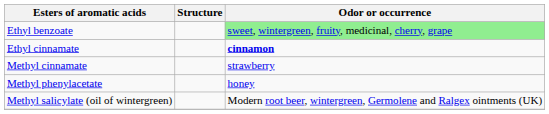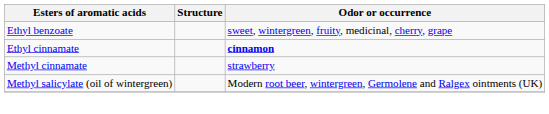(340, 30) lightgreen background -> (340, 30) no background
- row: (55, 83)
